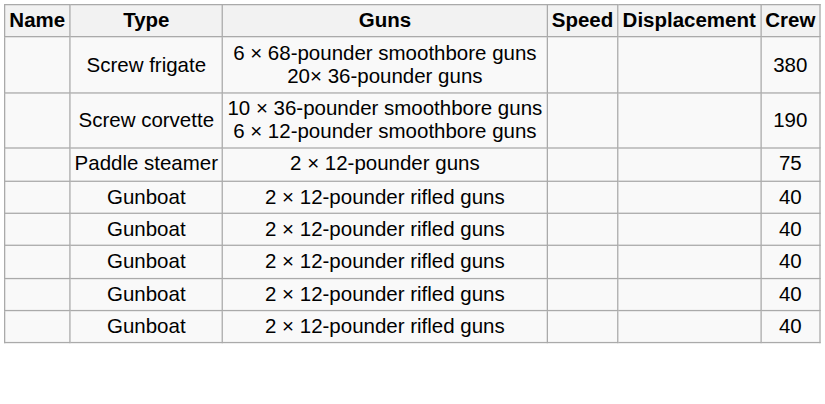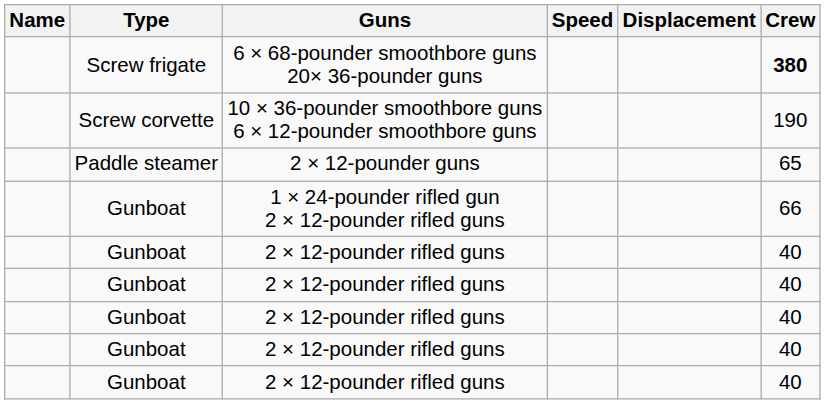(790, 64) normal -> (790, 64) bold
(790, 164) 75 -> (790, 164) 65
+ row: (146, 208)
